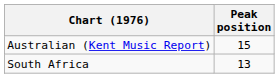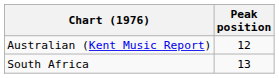(244, 45) 15 -> (244, 45) 12
